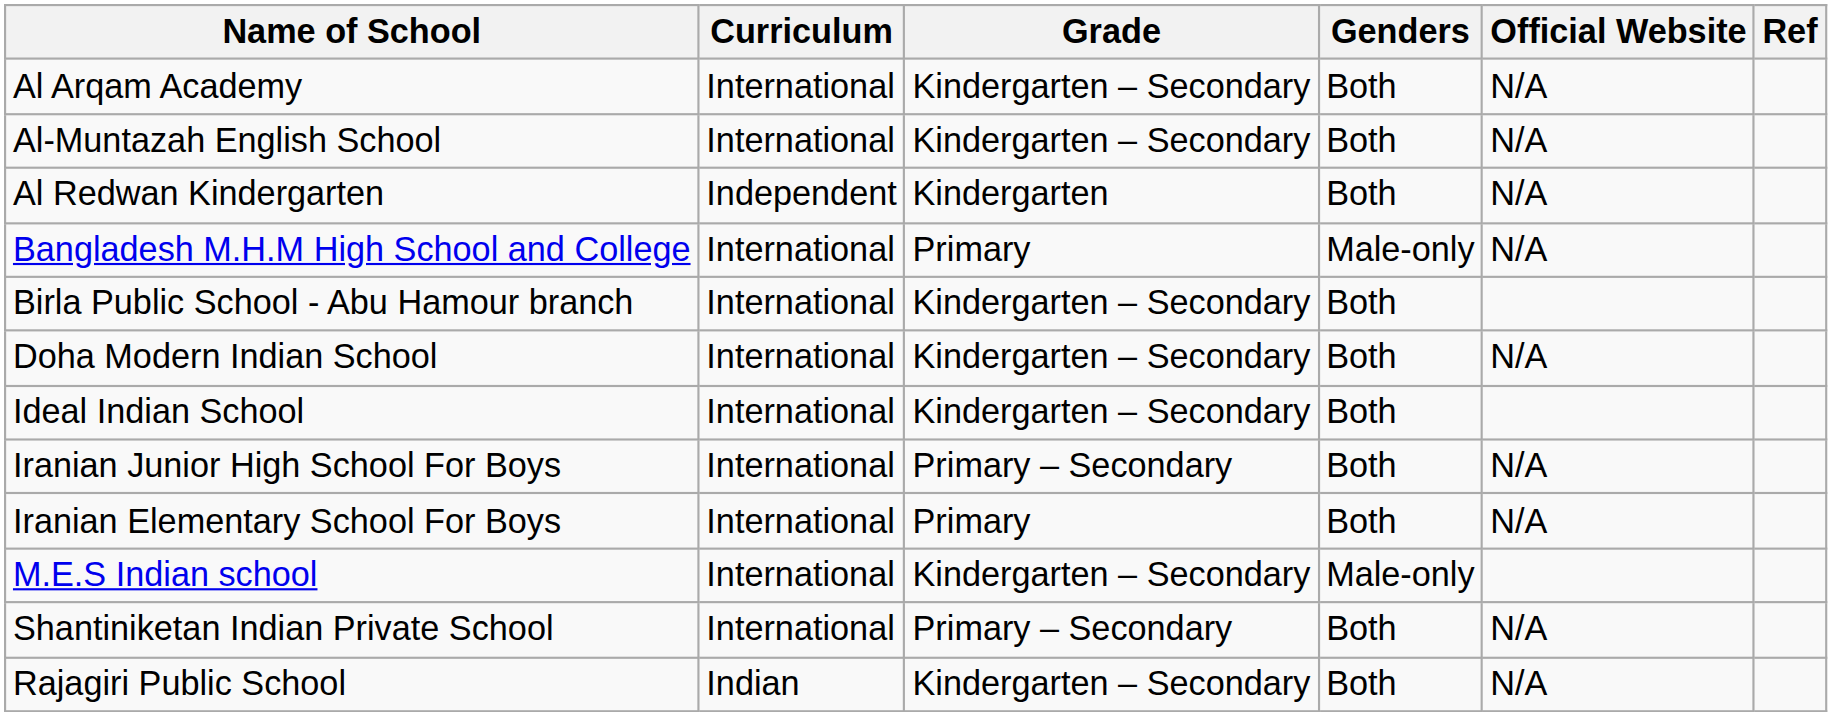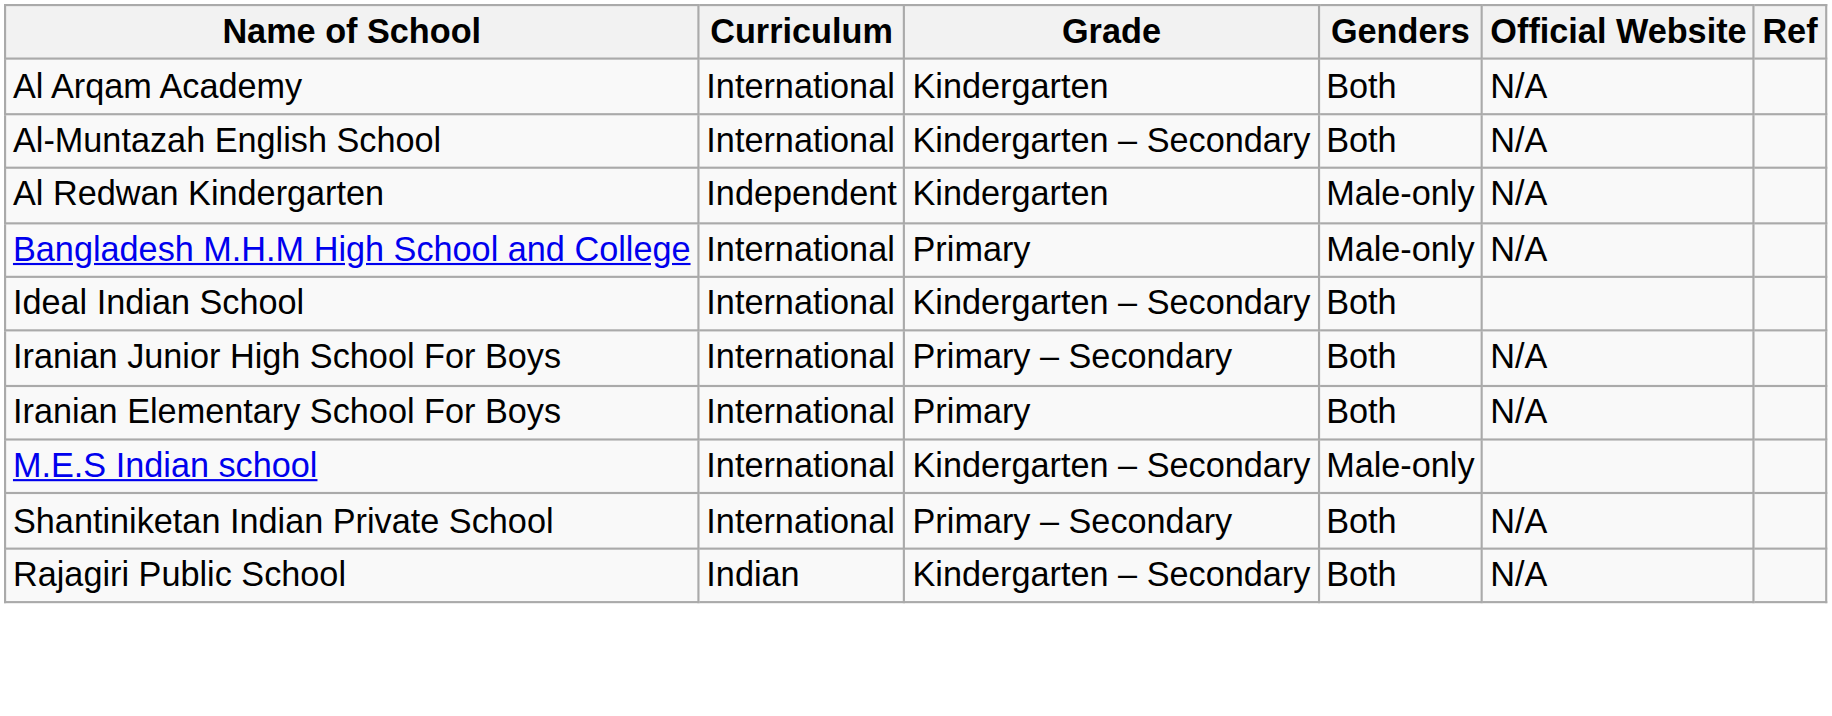(1111, 85) Kindergarten – Secondary -> (1011, 85) Kindergarten
(1361, 194) Both -> (1400, 194) Male-only
- row: (323, 303)
- row: (225, 357)
